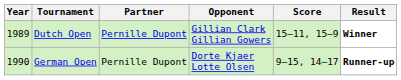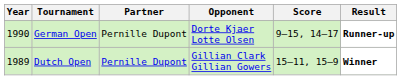rows swapped: (63, 34) <-> (65, 61)
